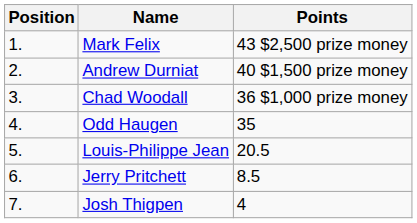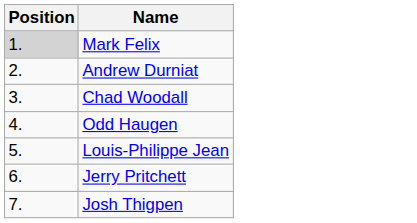- column: (322, 17)
(15, 44) no background -> (15, 44) lightgrey background
